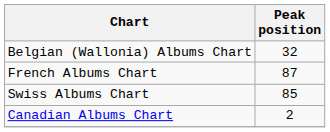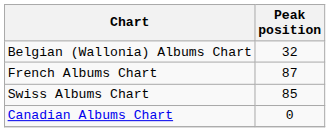(290, 116) 2 -> (290, 116) 0
